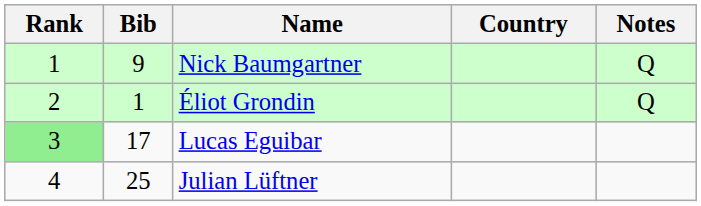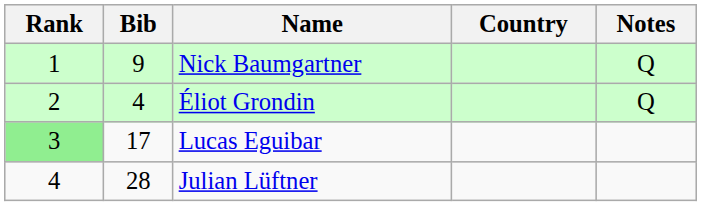(138, 102) 1 -> (138, 102) 4
(138, 180) 25 -> (138, 180) 28
